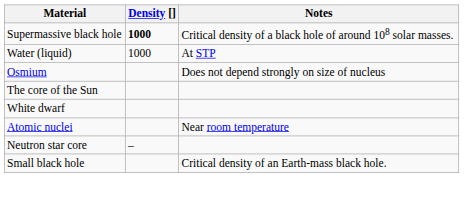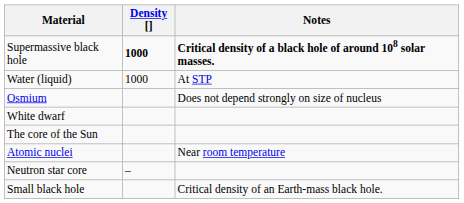(317, 33) normal -> (301, 53) bold
rows swapped: (52, 90) <-> (36, 108)
